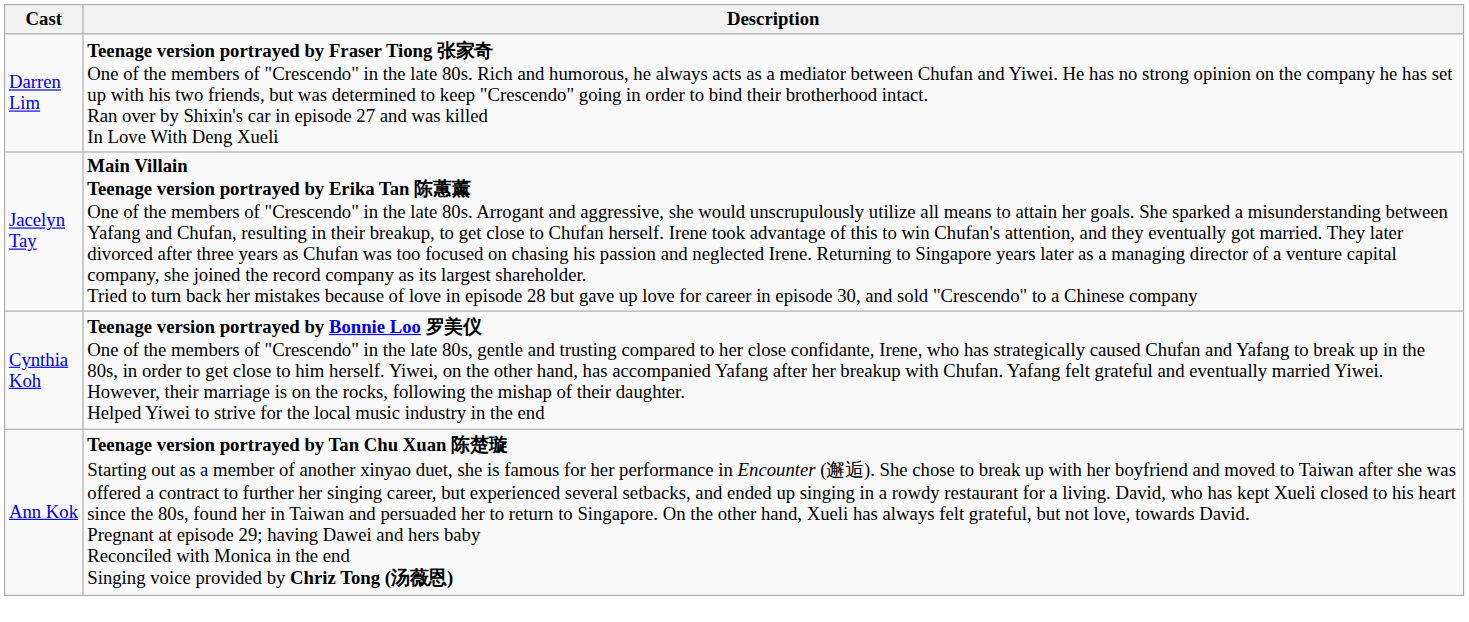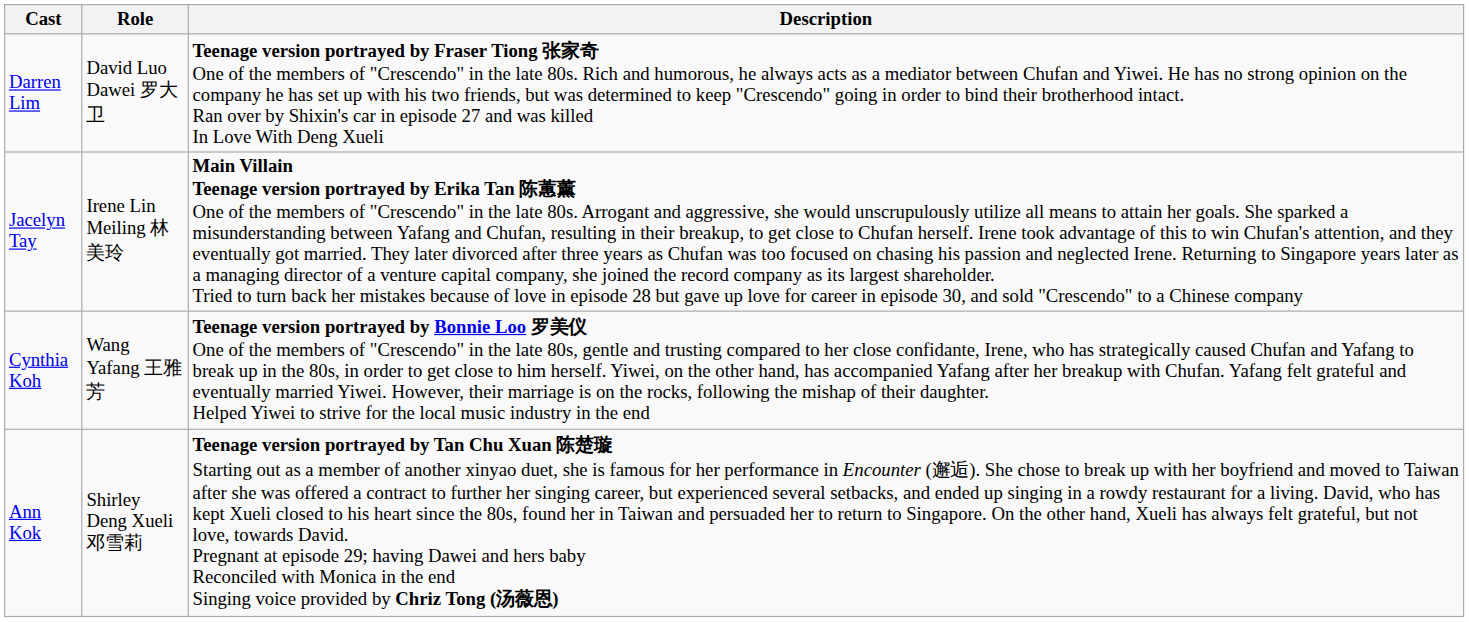+ column: (135, 19)
